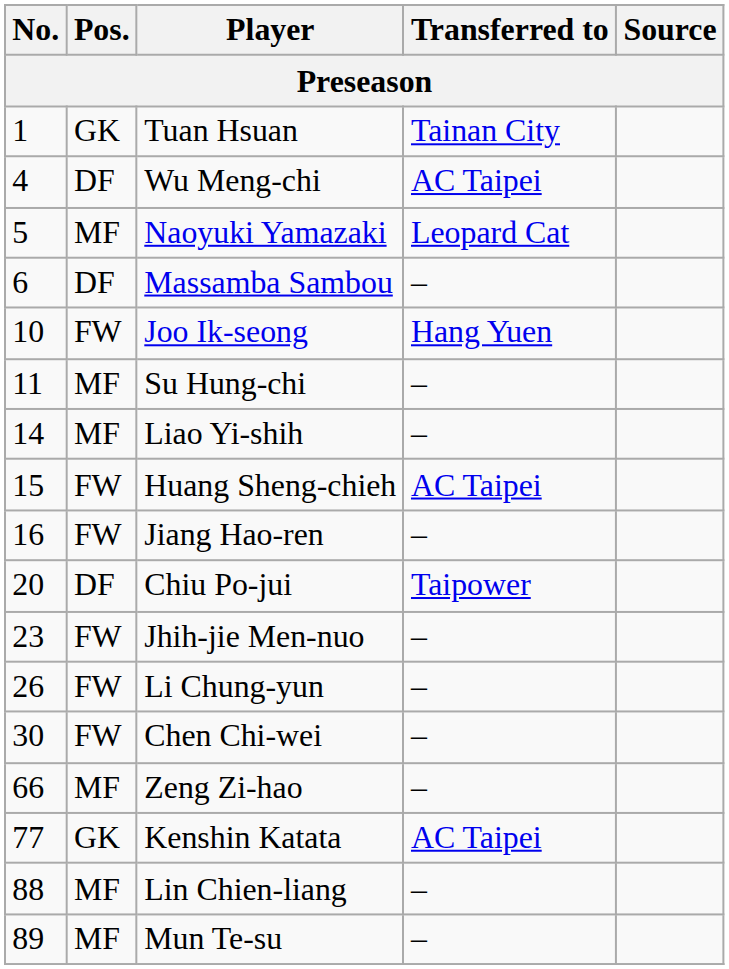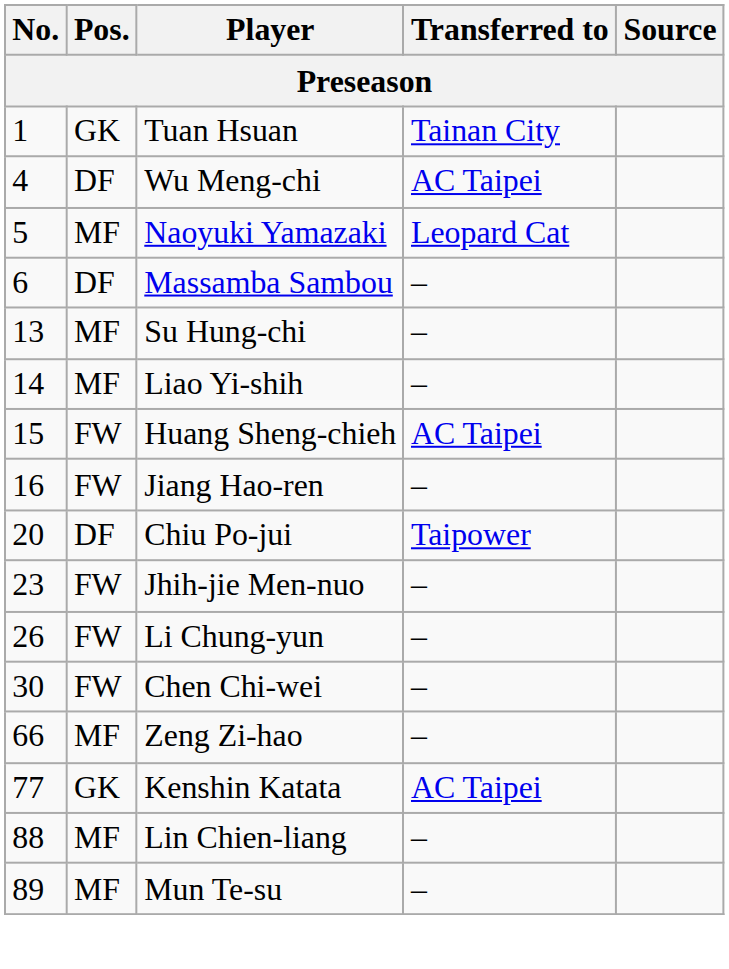- row: (226, 332)
(28, 383) 11 -> (28, 332) 13
